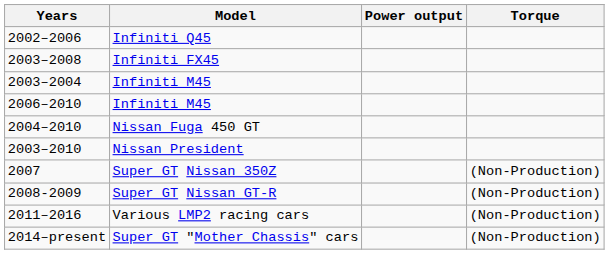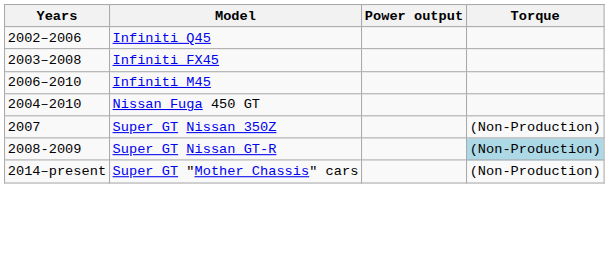- row: (45, 82)
- row: (45, 149)
(535, 194) no background -> (535, 149) lightblue background
- row: (45, 216)
